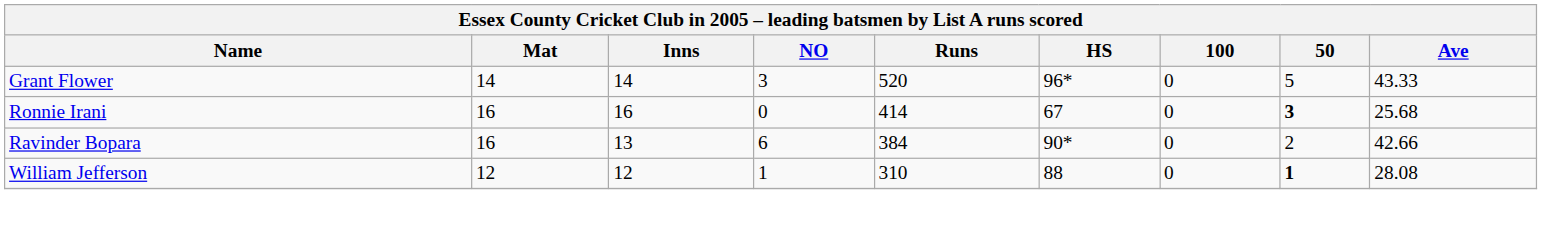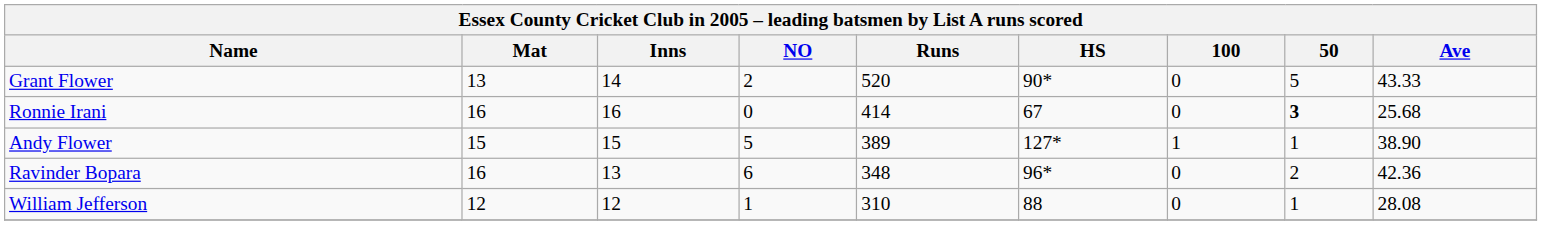(486, 81) 14 -> (476, 81) 13
(763, 81) 3 -> (748, 81) 2
(1058, 81) 96* -> (1038, 81) 90*
+ row: (60, 142)
(893, 142) 384 -> (876, 173) 348
(1058, 142) 90* -> (1038, 173) 96*
(1396, 142) 42.66 -> (1399, 173) 42.36
(1289, 173) bold -> (1294, 204) normal
